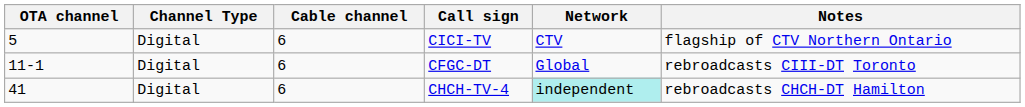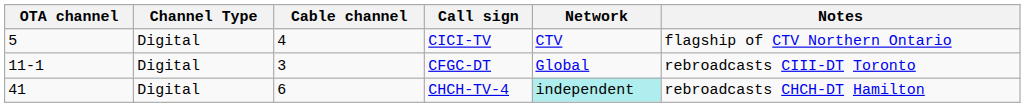(282, 41) 6 -> (282, 41) 4
(282, 65) 6 -> (282, 65) 3
